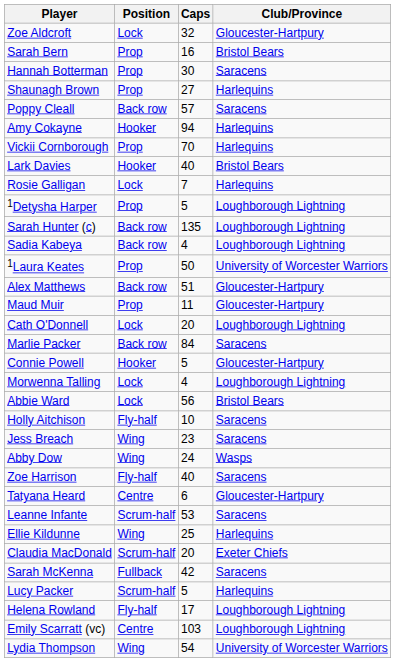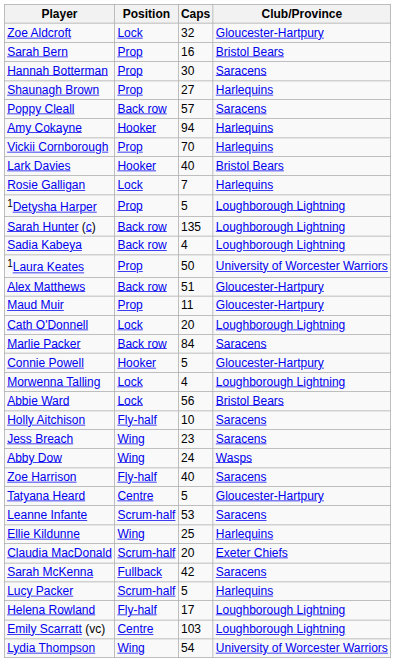(184, 496) 6 -> (184, 496) 5
